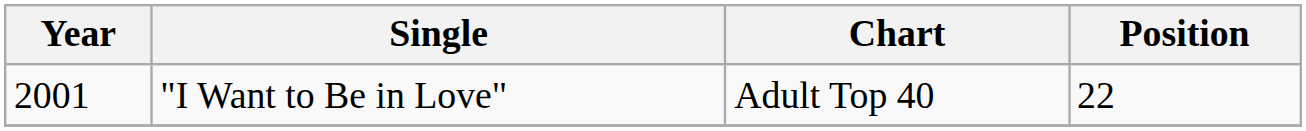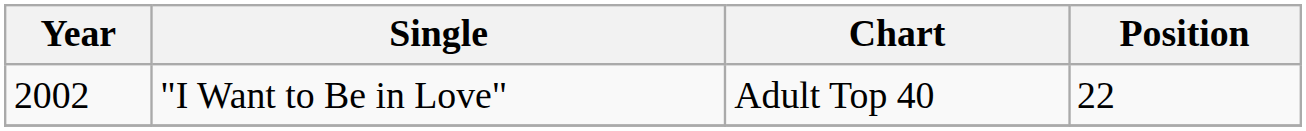(52, 94) 2001 -> (52, 94) 2002
